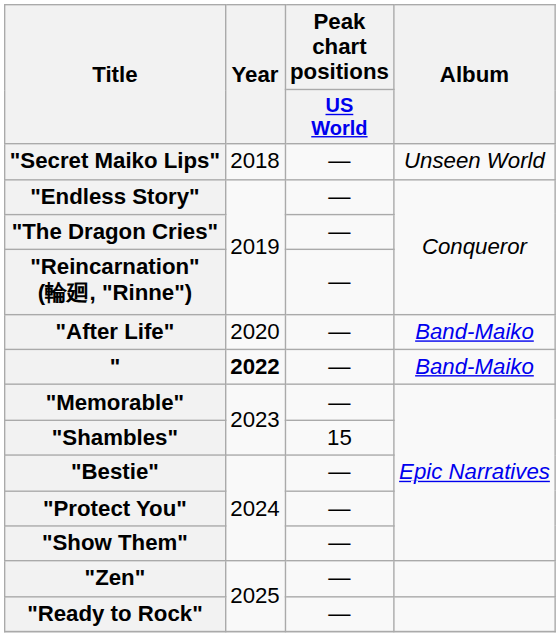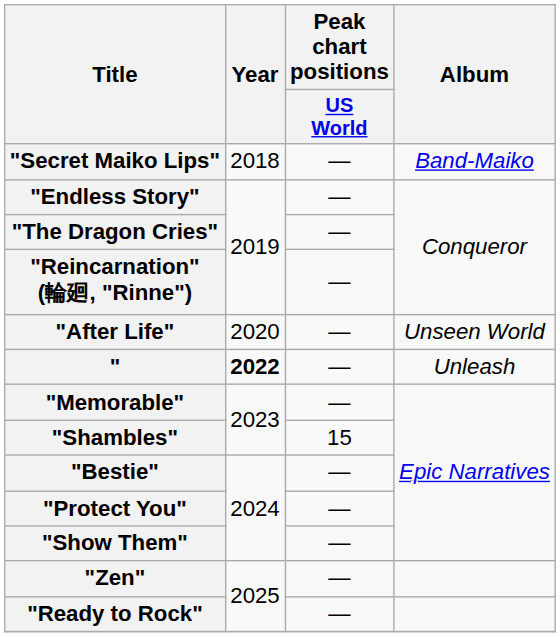(474, 161) Unseen World -> (474, 161) Band-Maiko
(474, 331) Band-Maiko -> (474, 331) Unseen World
(474, 366) Band-Maiko -> (474, 366) Unleash
